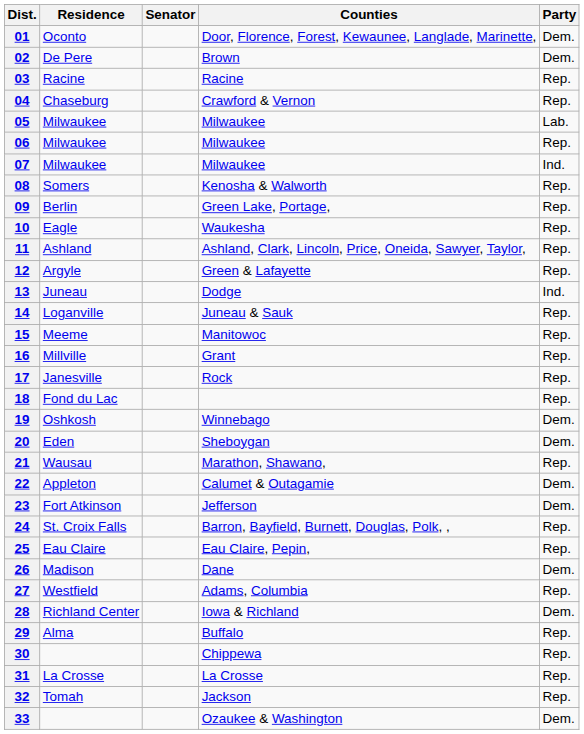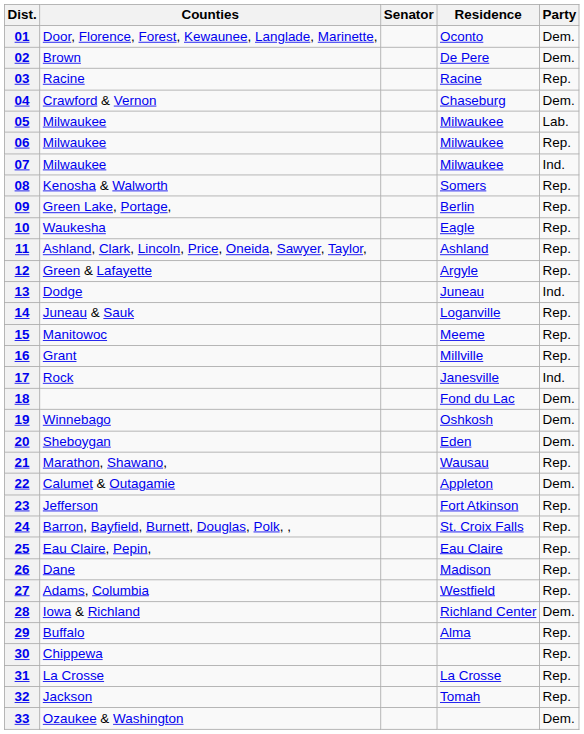columns swapped: (369, 15) <-> (91, 15)
(557, 100) Rep. -> (559, 100) Dem.
(557, 377) Rep. -> (554, 377) Ind.
(557, 398) Rep. -> (559, 398) Dem.
(559, 505) Dem. -> (557, 505) Rep.
(559, 569) Dem. -> (557, 569) Rep.
